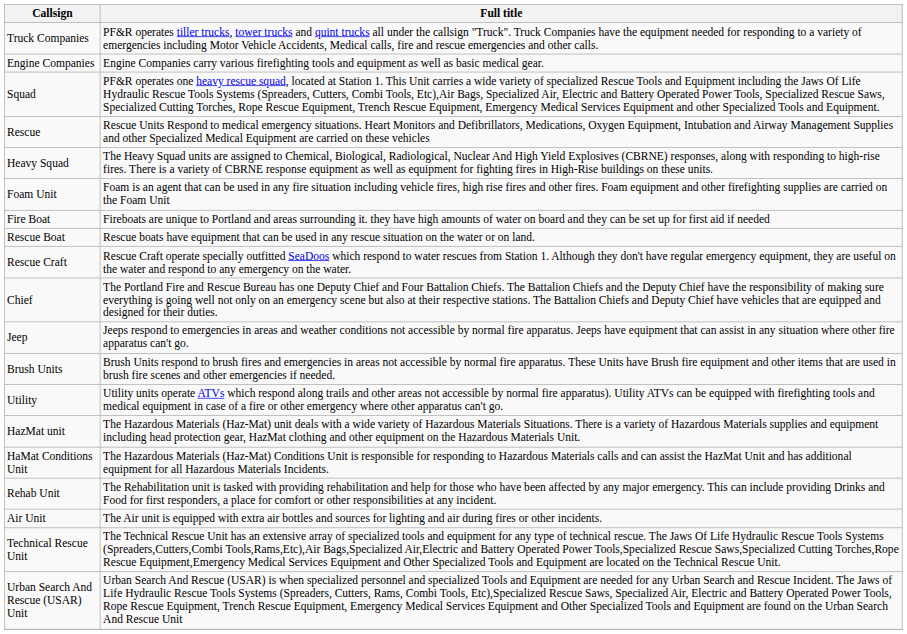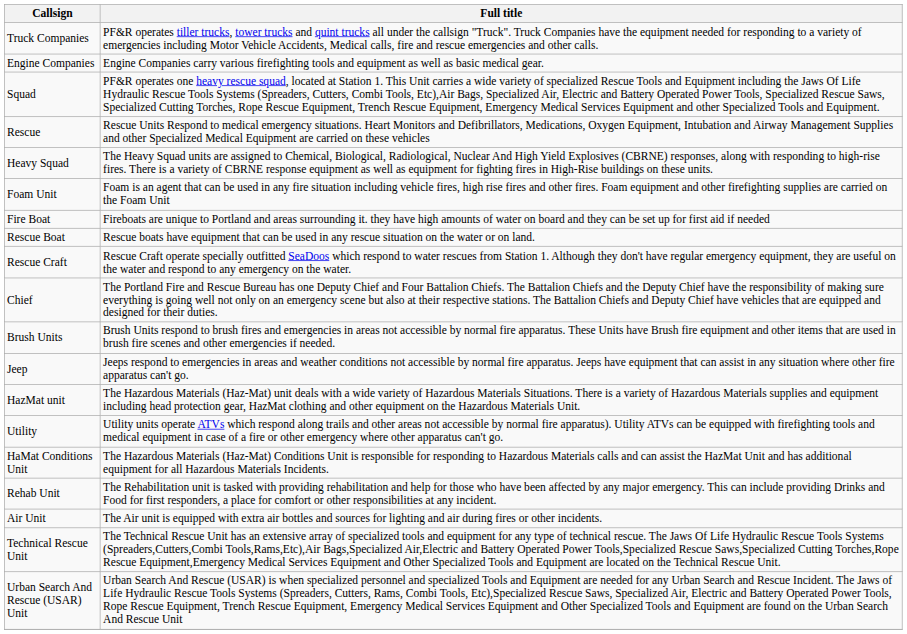rows swapped: (35, 368) <-> (17, 337)
rows swapped: (22, 400) <-> (36, 431)
